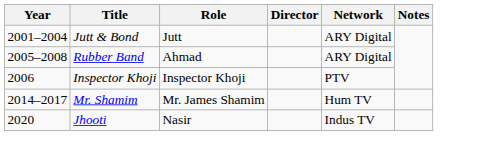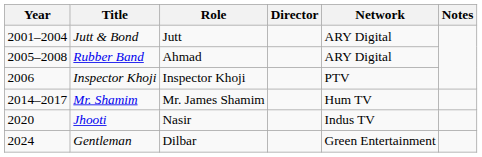+ row: (102, 141)
